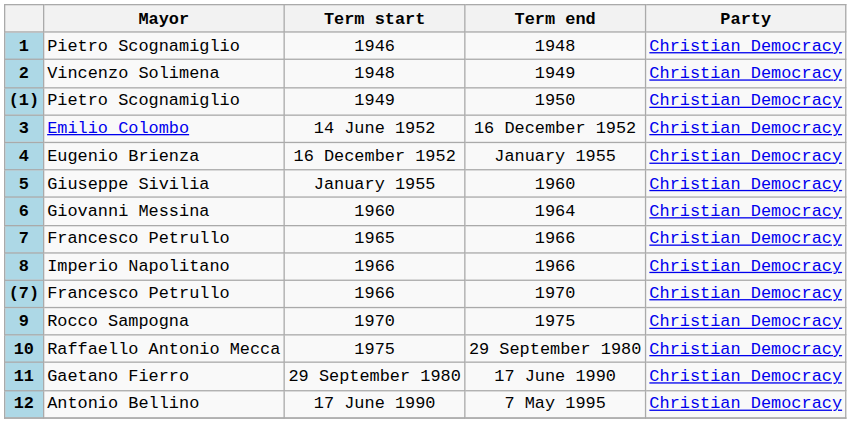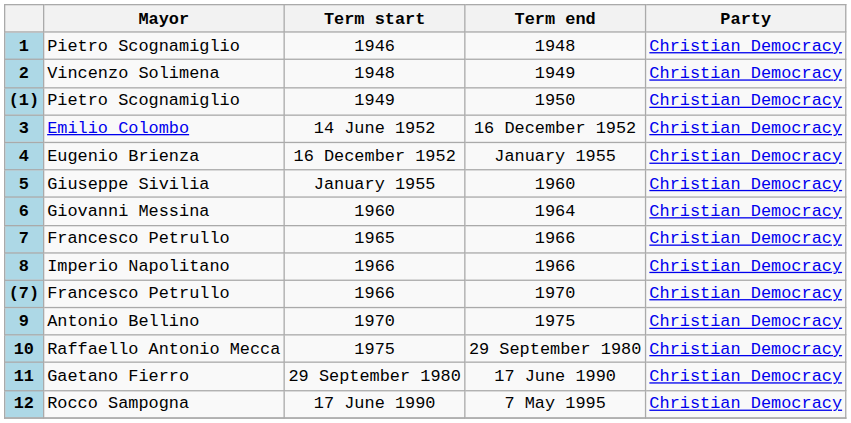(118, 321) Rocco Sampogna -> (123, 321) Antonio Bellino
(123, 404) Antonio Bellino -> (118, 404) Rocco Sampogna
